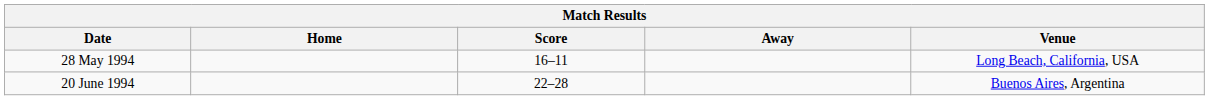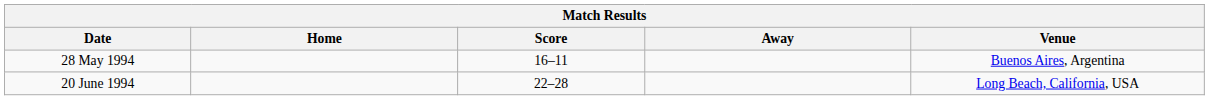(1058, 61) Long Beach, California, USA -> (1058, 61) Buenos Aires, Argentina
(1058, 83) Buenos Aires, Argentina -> (1058, 83) Long Beach, California, USA
